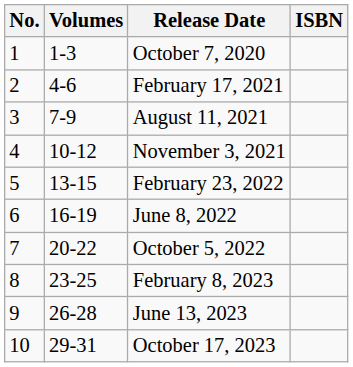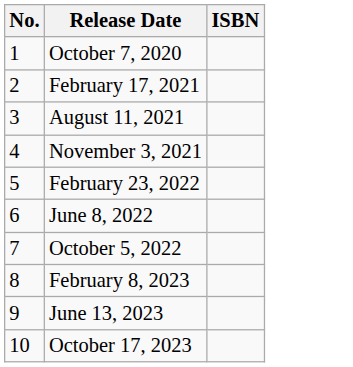- column: (86, 20)
